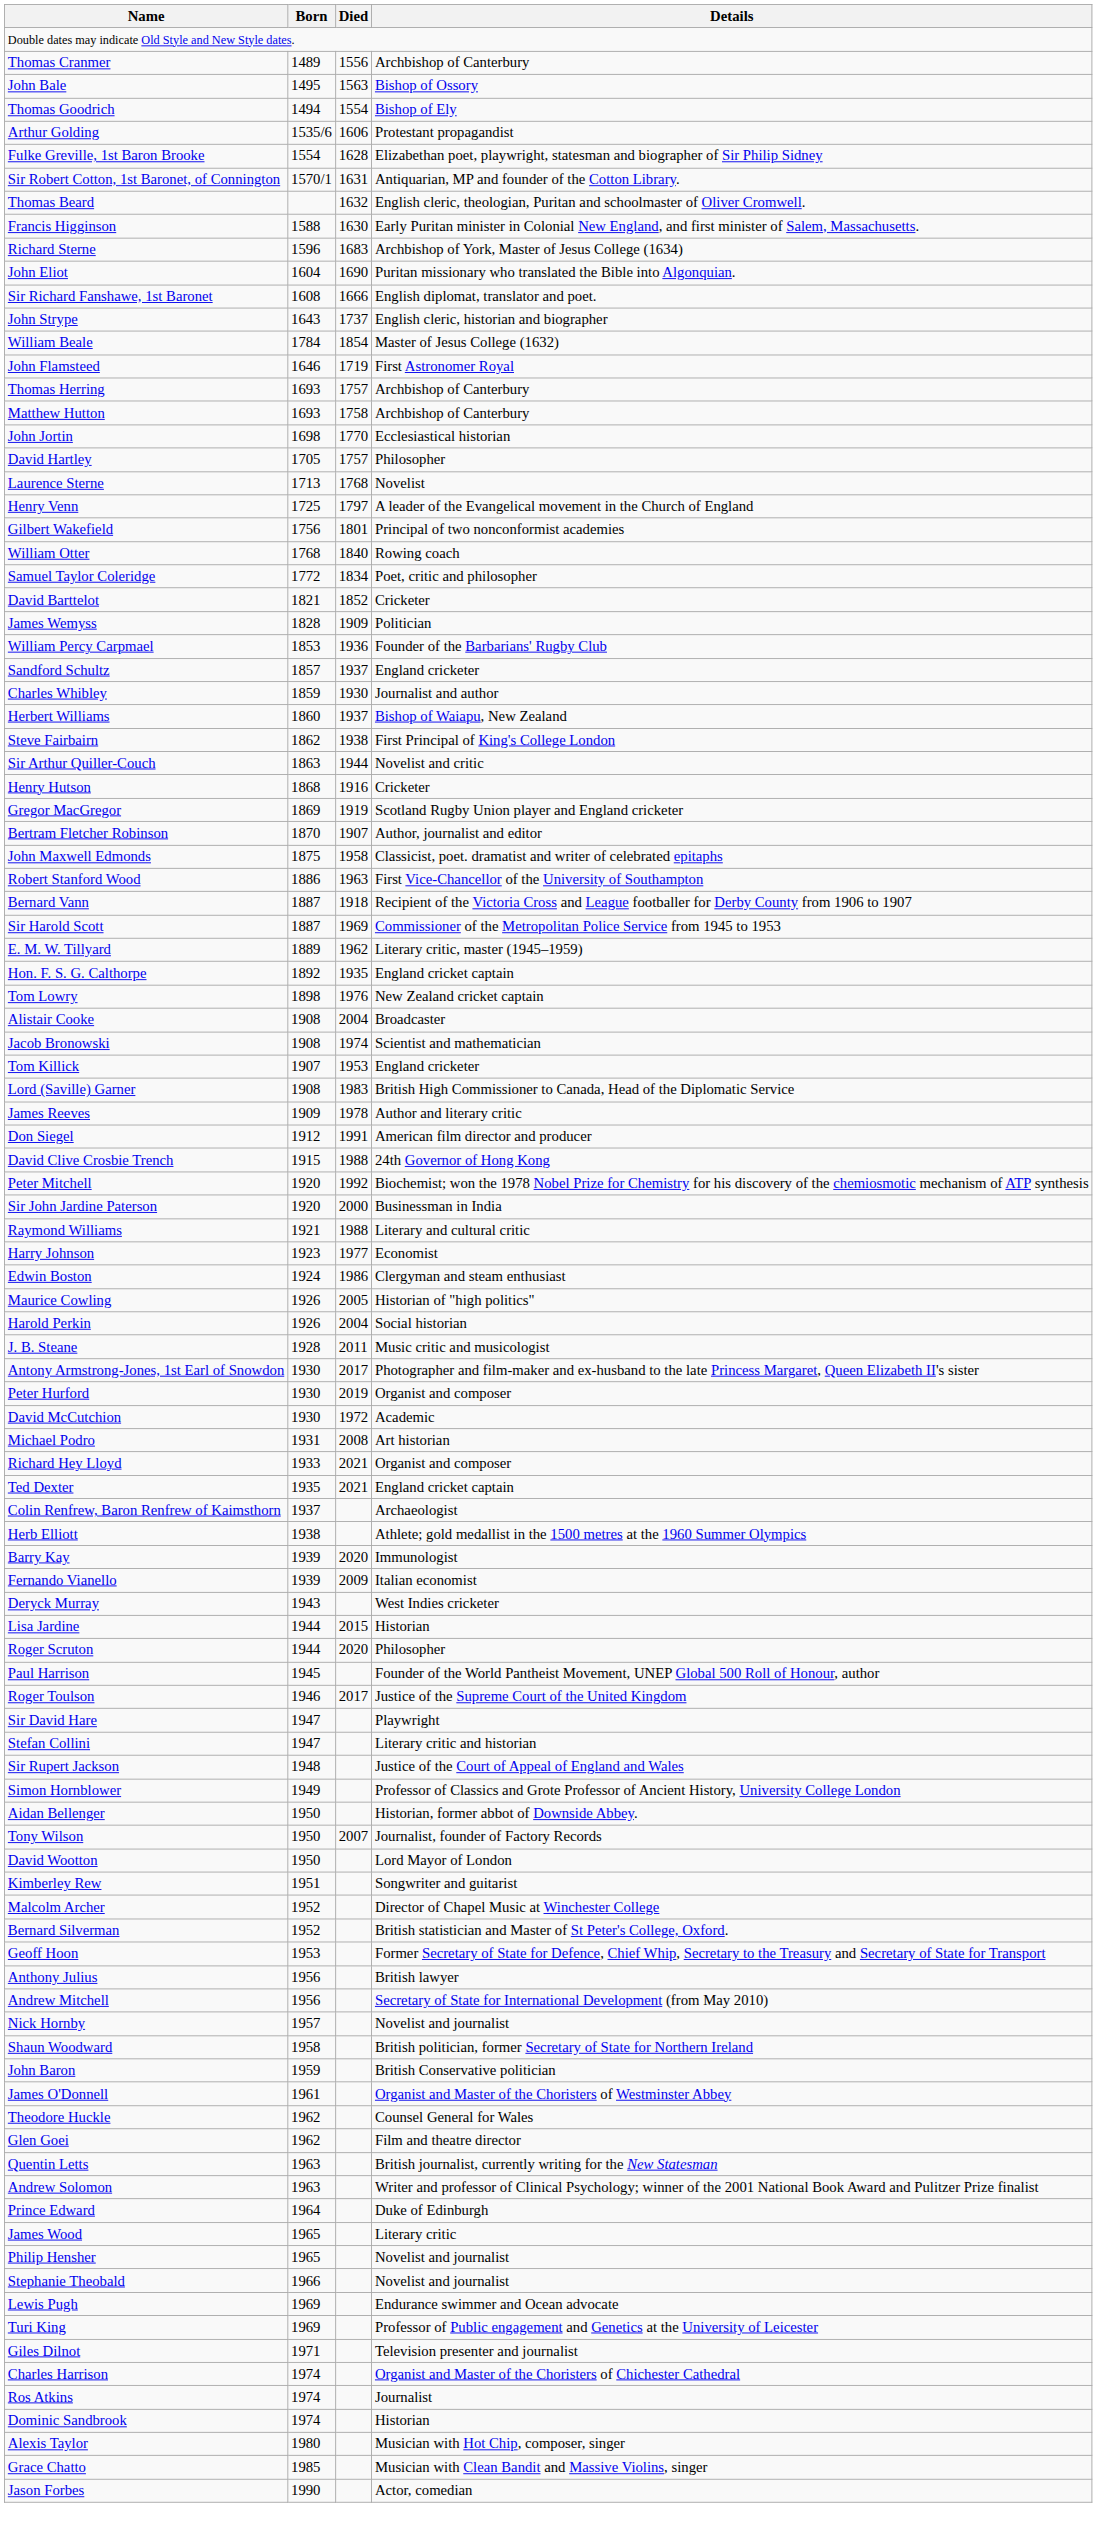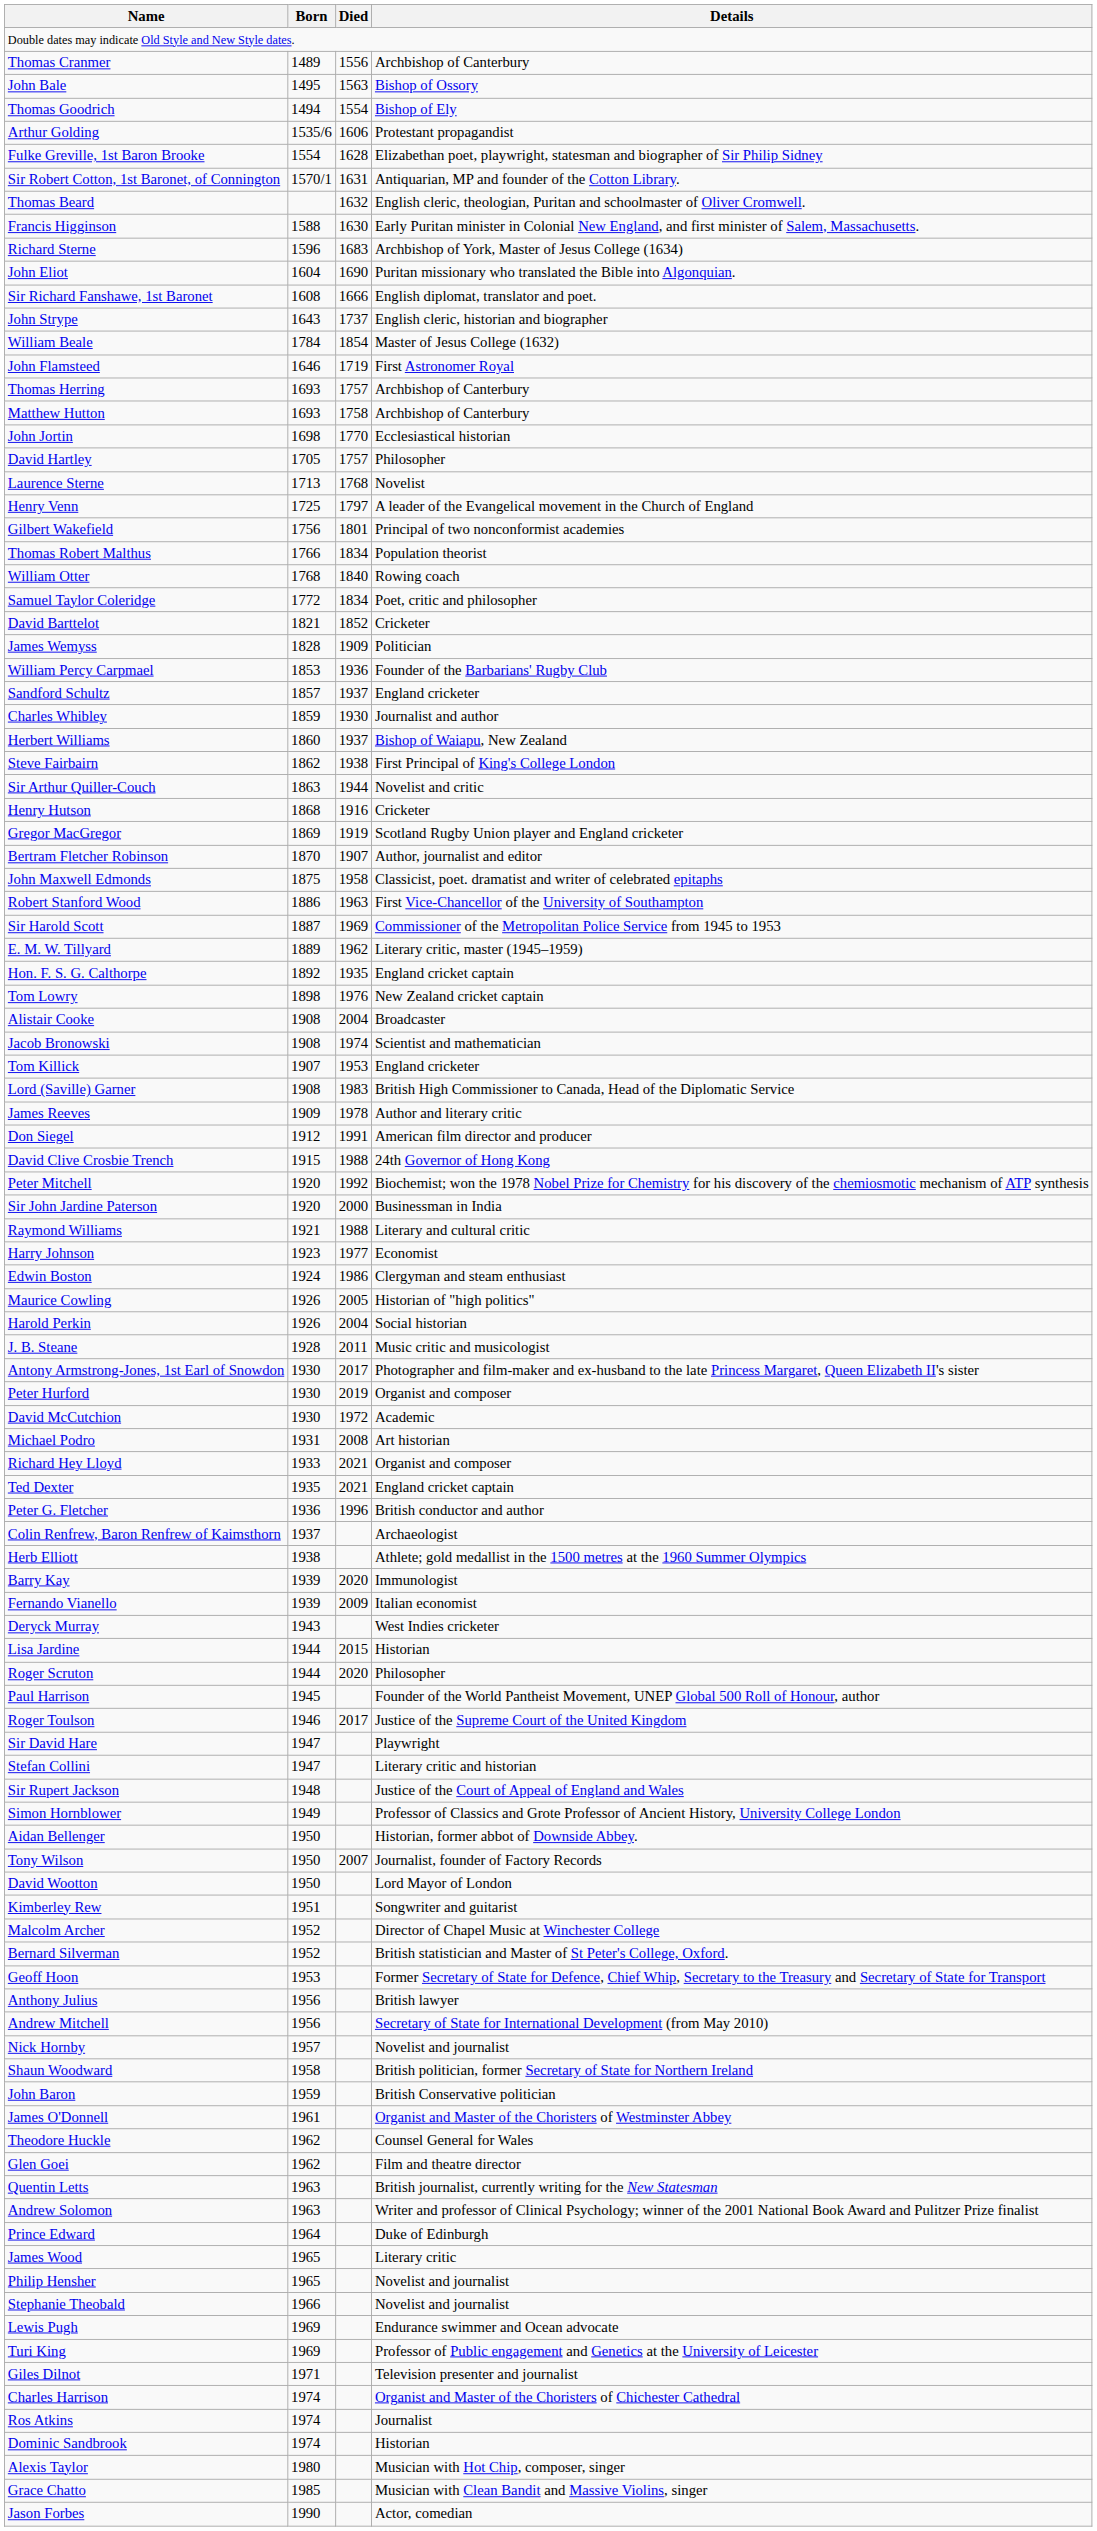+ row: (79, 553)
- row: (48, 903)
+ row: (58, 1510)
